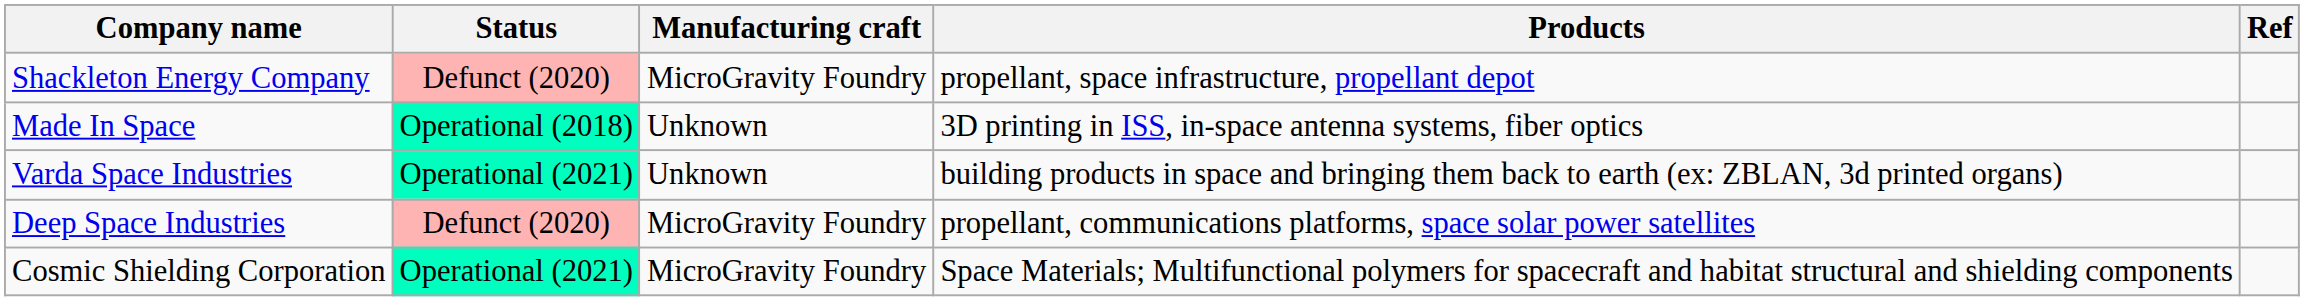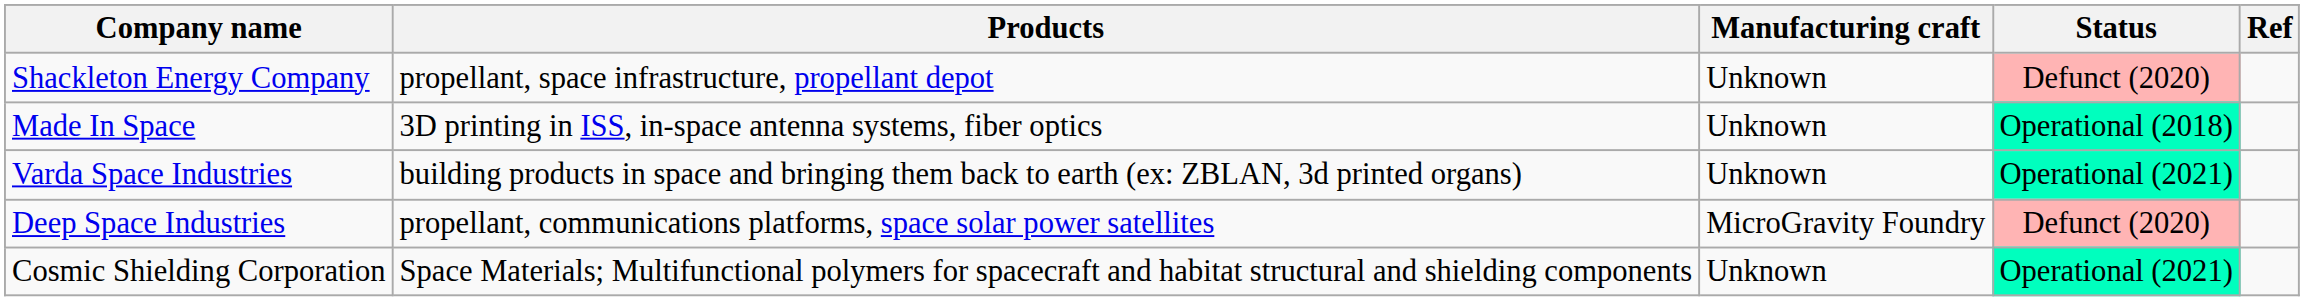columns swapped: (1587, 28) <-> (516, 28)
(787, 77) MicroGravity Foundry -> (1766, 77) Unknown
(787, 271) MicroGravity Foundry -> (1766, 271) Unknown
